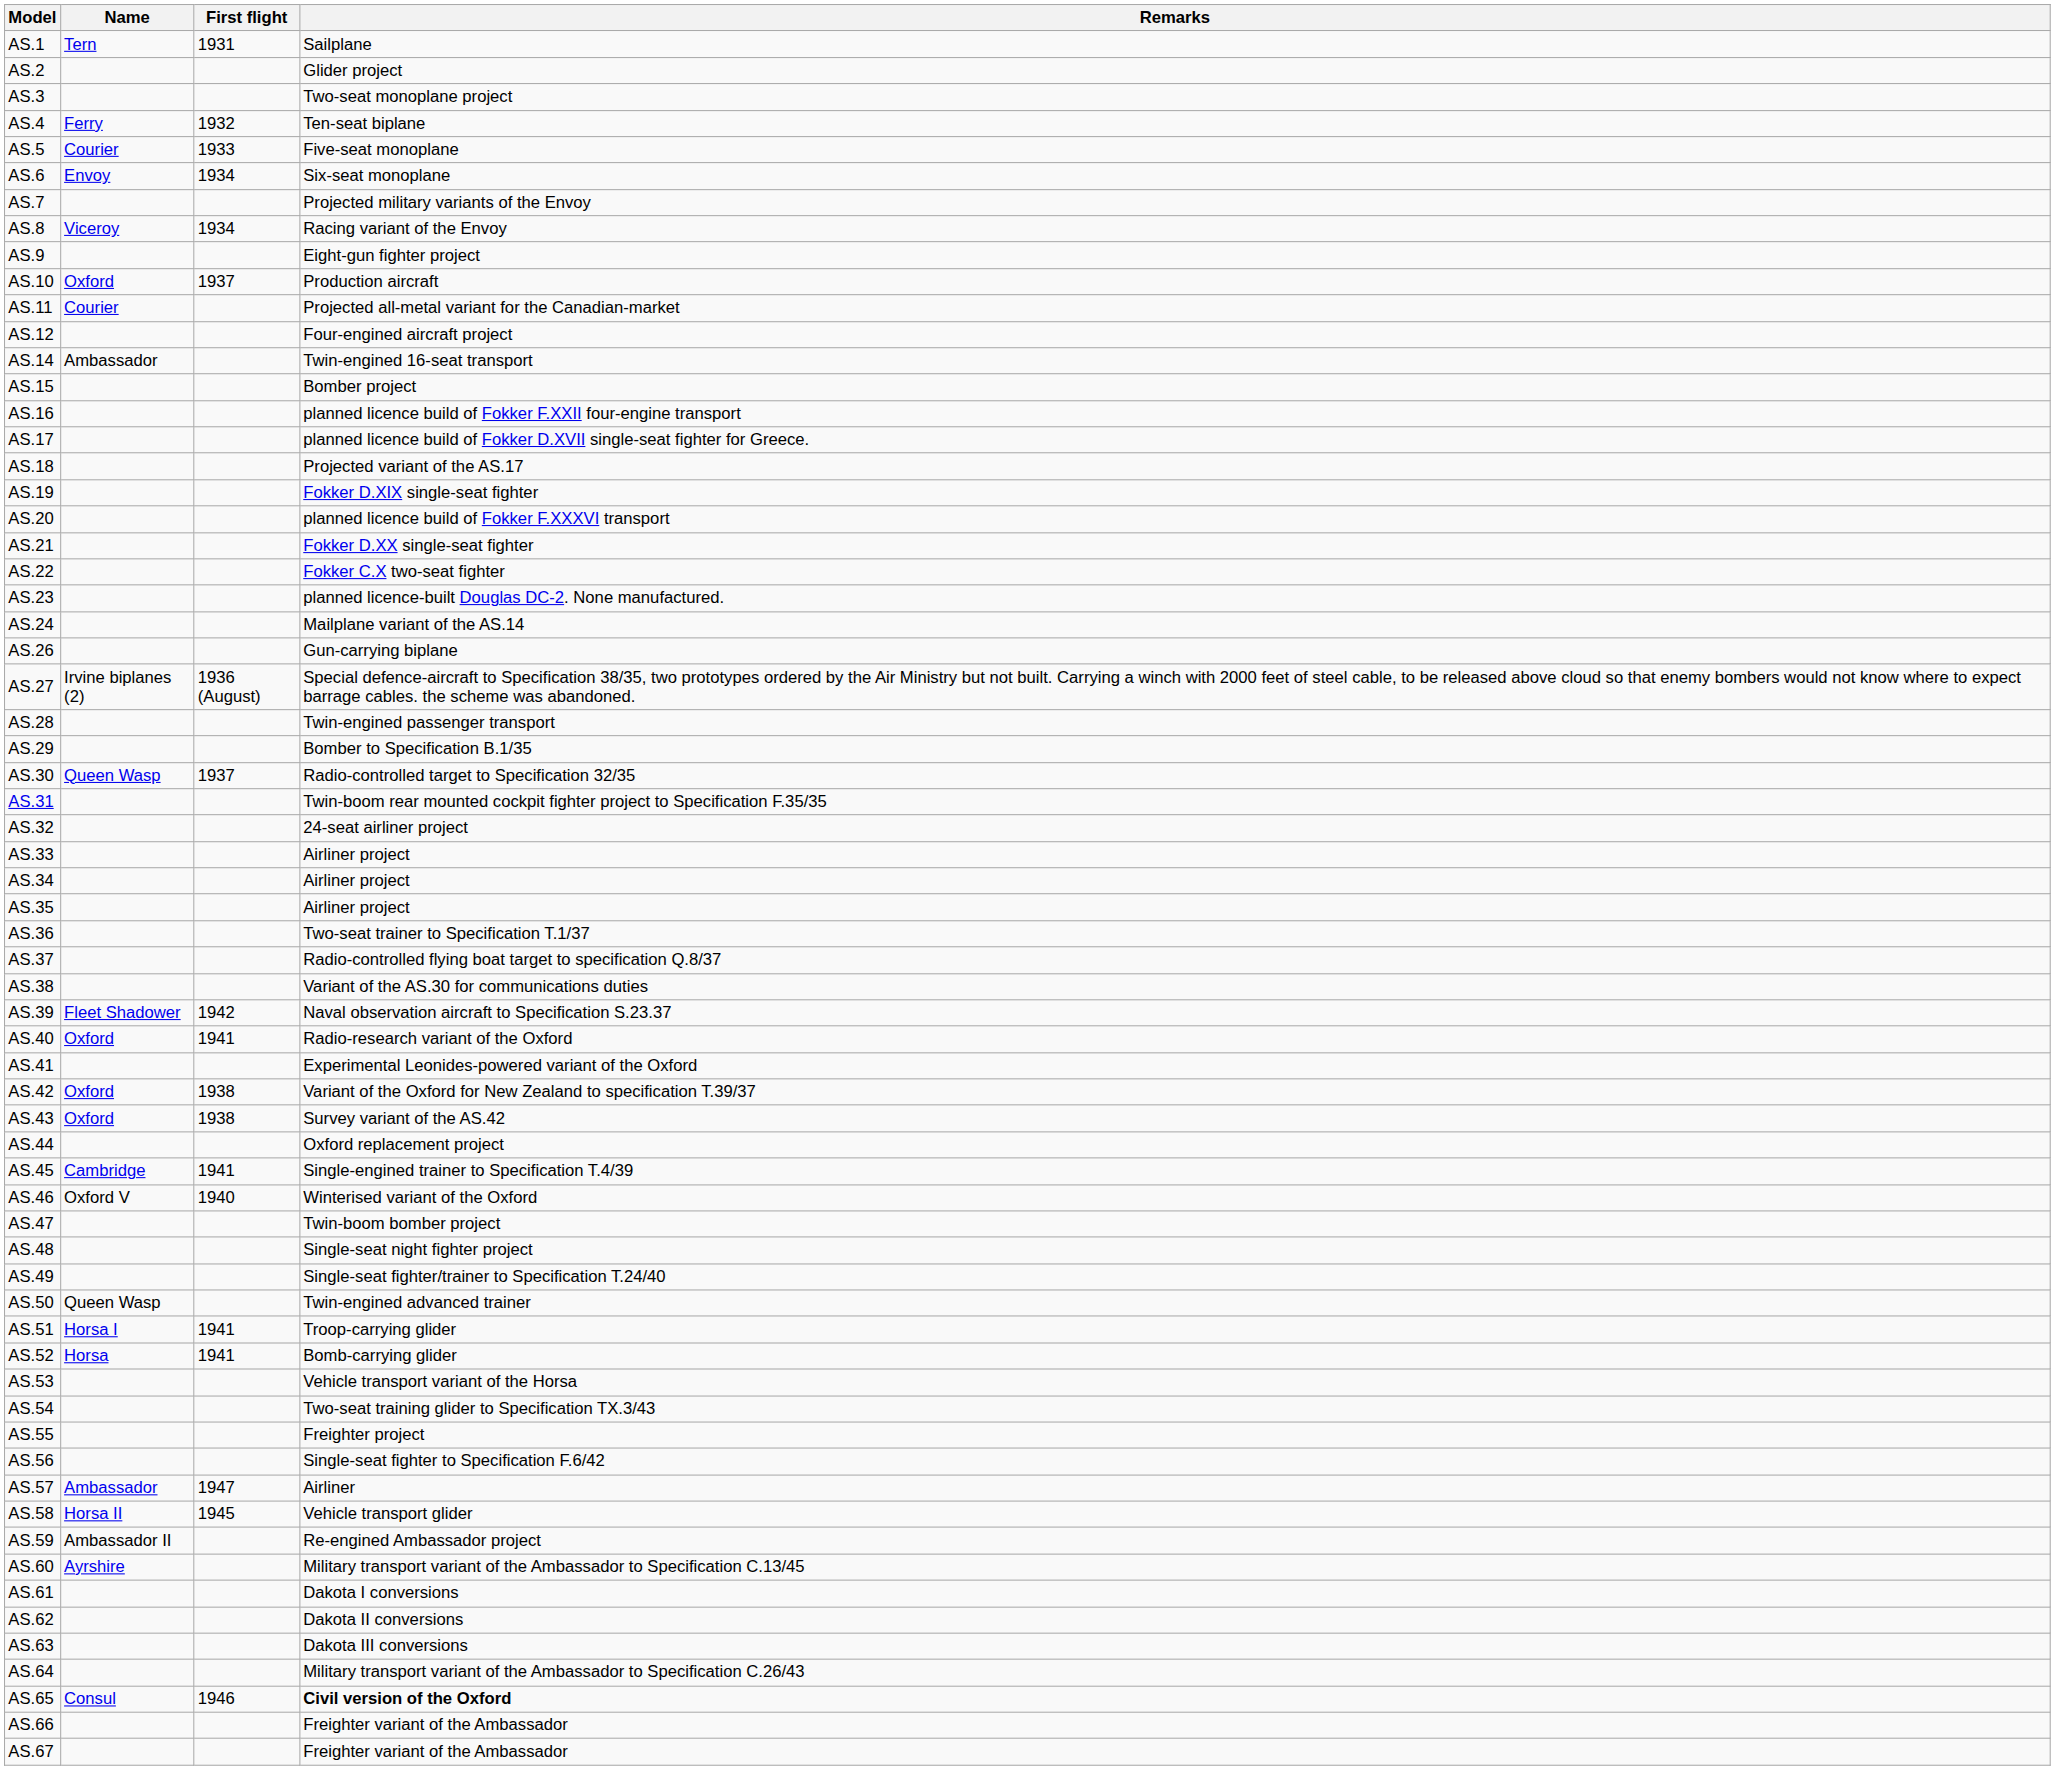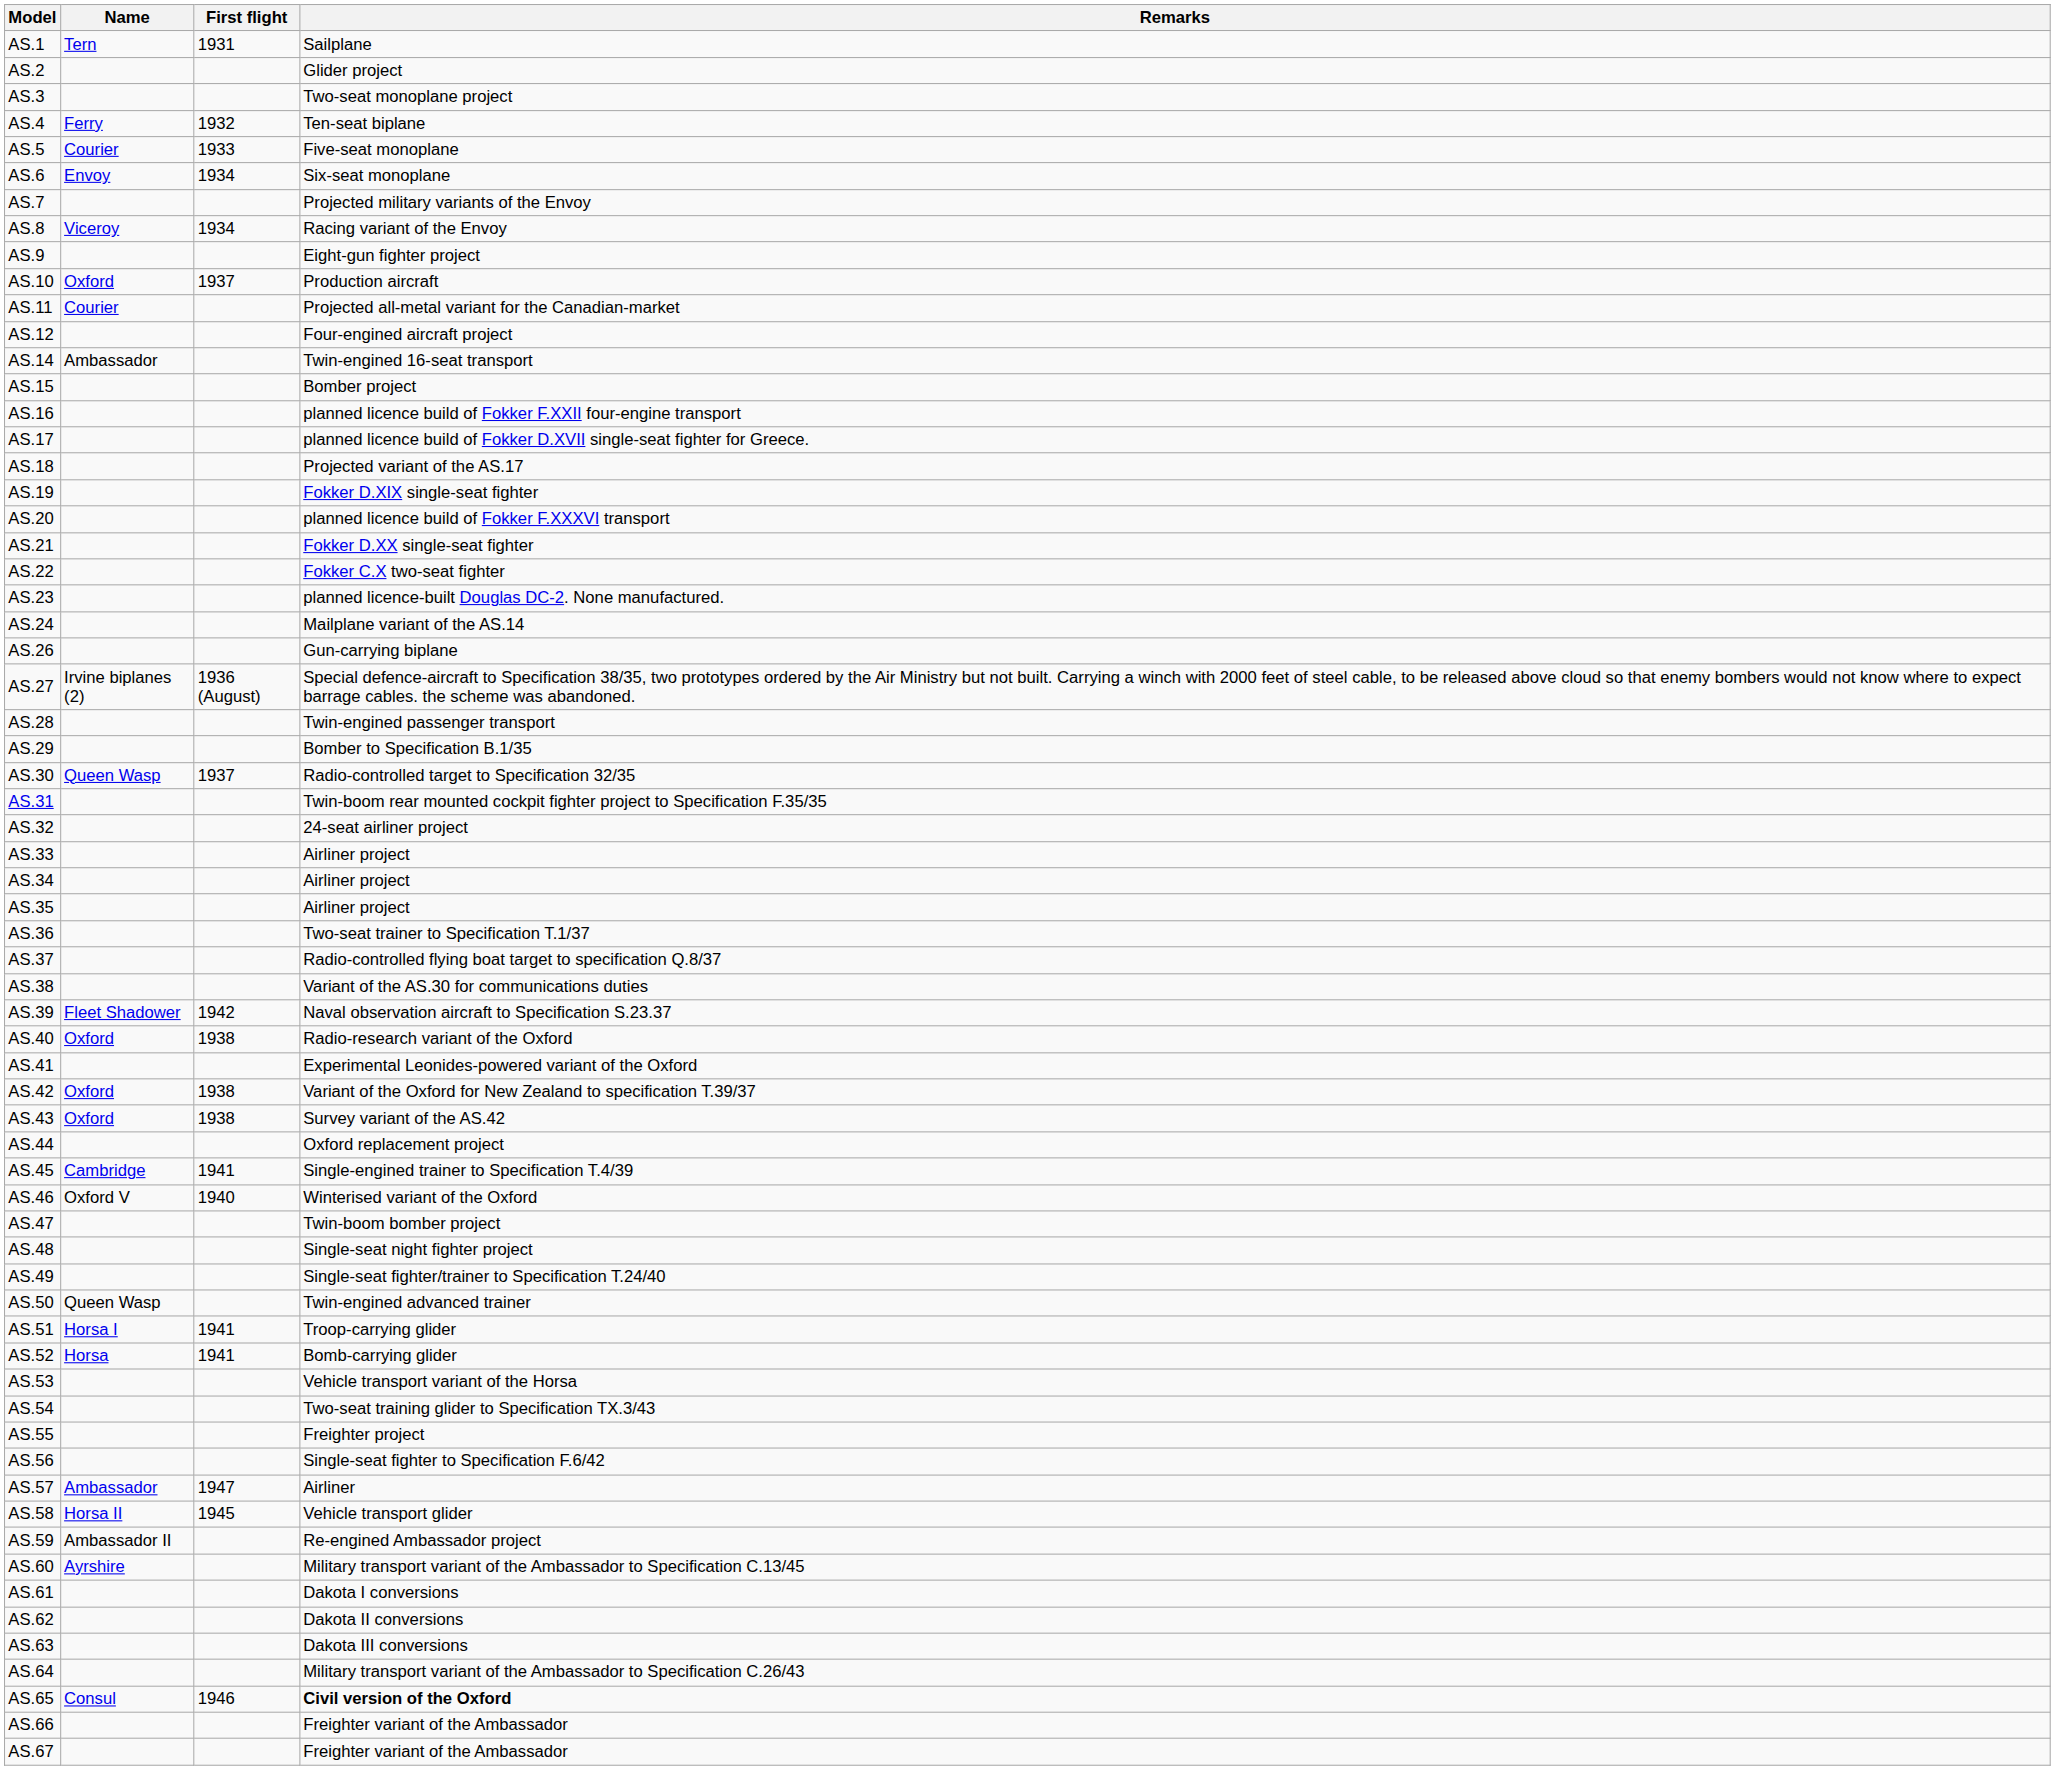(216, 1039) 1941 -> (216, 1039) 1938
